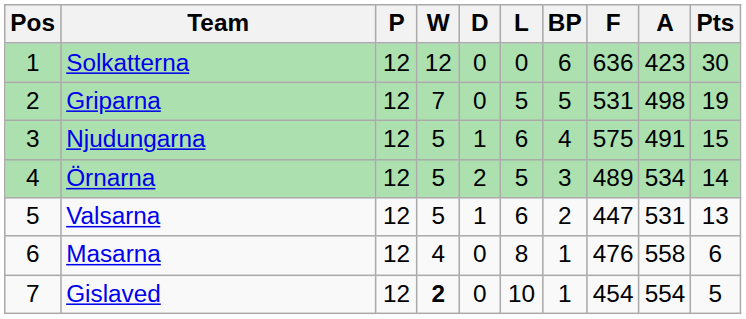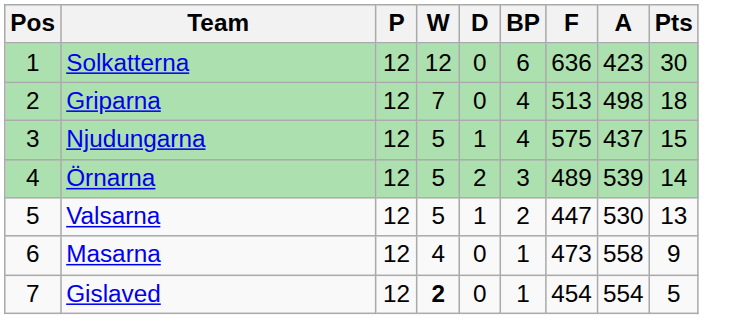- column: (521, 23)
(565, 100) 5 -> (523, 100) 4
(613, 100) 531 -> (572, 100) 513
(715, 100) 19 -> (674, 100) 18
(665, 139) 491 -> (623, 139) 437
(665, 178) 534 -> (623, 178) 539
(665, 216) 531 -> (623, 216) 530
(613, 255) 476 -> (572, 255) 473
(715, 255) 6 -> (674, 255) 9
